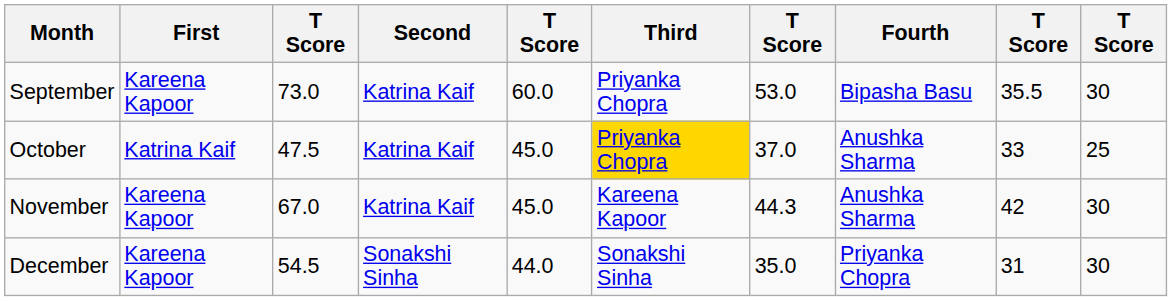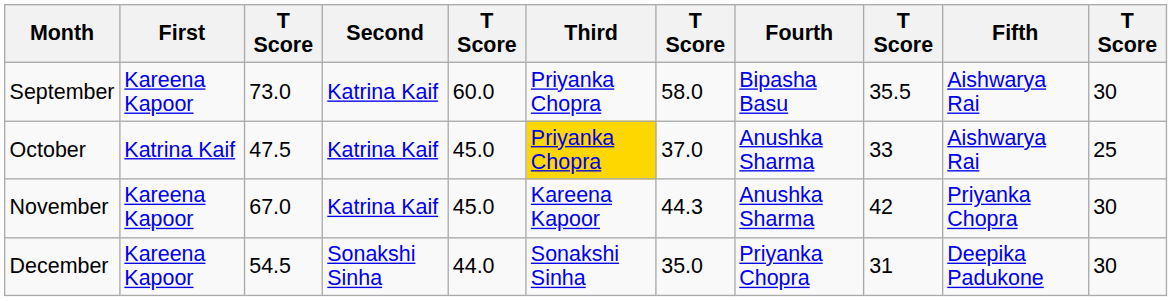+ column: (1015, 33)
(775, 91) 53.0 -> (682, 91) 58.0
